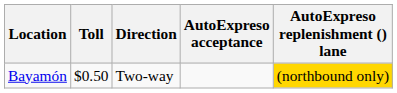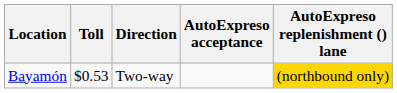(91, 75) $0.50 -> (91, 75) $0.53
